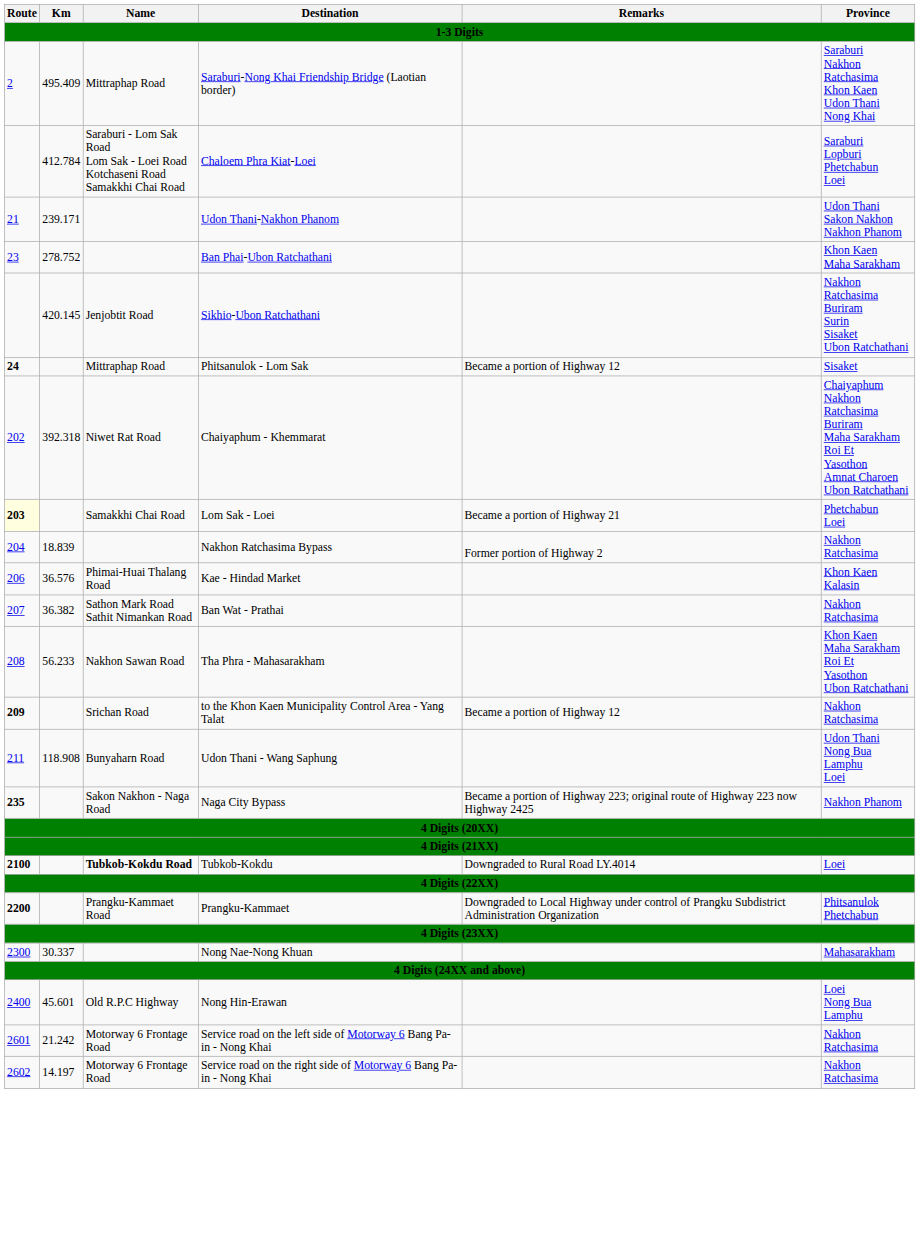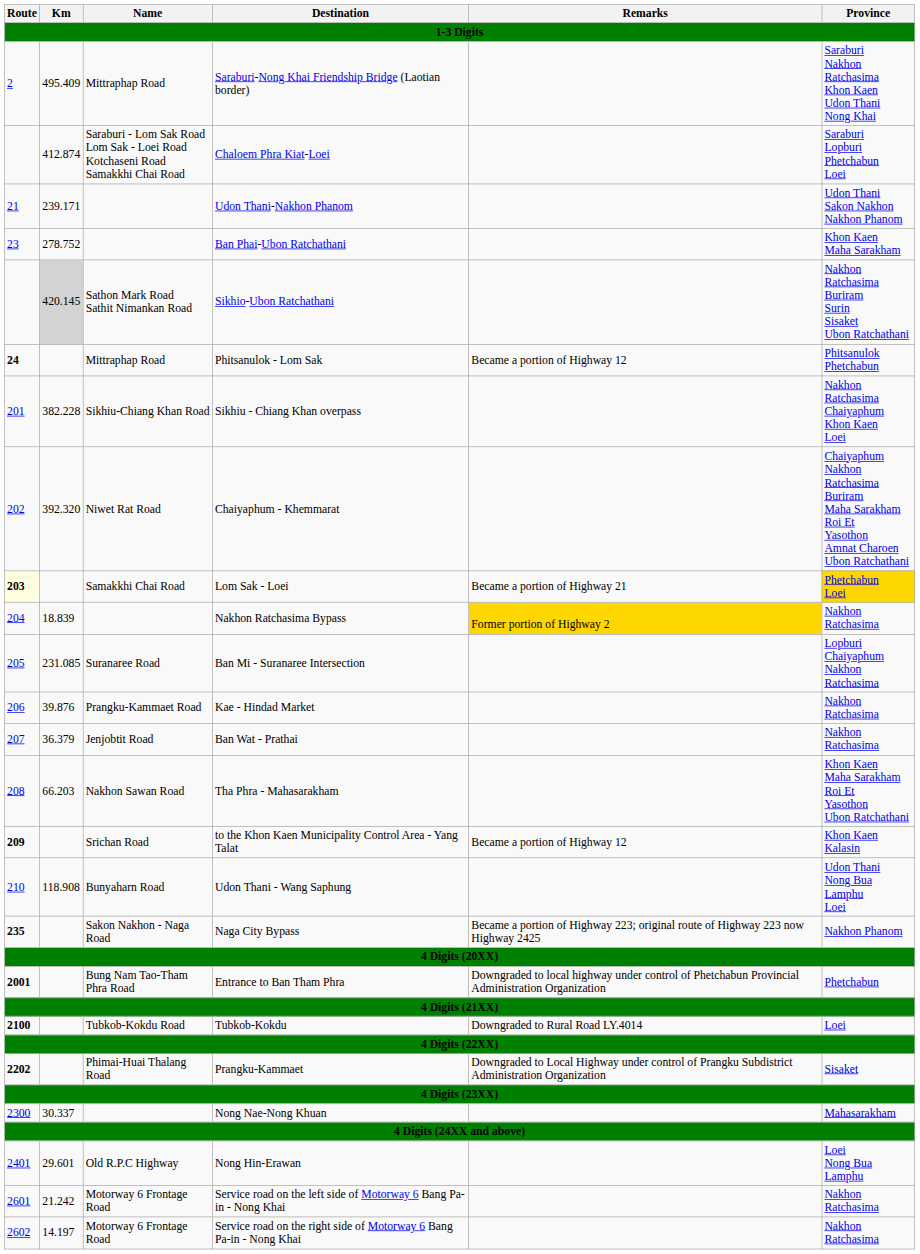(61, 161) 412.784 -> (61, 154) 412.874
(61, 315) no background -> (61, 302) lightgrey background
(120, 315) Jenjobtit Road -> (139, 302) Sathon Mark Road Sathit Nimankan Road
(841, 366) Sisaket -> (852, 360) Phitsanulok Phetchabun
+ row: (288, 411)
(61, 437) 392.318 -> (61, 508) 392.320
(851, 515) no background -> (852, 586) gold background
(534, 553) no background -> (540, 624) gold background
+ row: (290, 663)
(58, 578) 36.576 -> (58, 707) 39.876
(136, 578) Phimai-Huai Thalang Road -> (144, 707) Prangku-Kammaet Road
(851, 578) Khon Kaen Kalasin -> (852, 707) Nakhon Ratchasima
(58, 610) 36.382 -> (58, 739) 36.379
(139, 610) Sathon Mark Road Sathit Nimankan Road -> (120, 739) Jenjobtit Road
(58, 661) 56.233 -> (58, 790) 66.203
(851, 713) Nakhon Ratchasima -> (851, 842) Khon Kaen Kalasin
(16, 758) 211 -> (16, 887) 210
+ row: (280, 982)
(139, 865) bold -> (135, 1025) normal
(19, 908) 2200 -> (19, 1069) 2202
(130, 908) Prangku-Kammaet Road -> (136, 1069) Phimai-Huai Thalang Road
(851, 908) Phitsanulok Phetchabun -> (841, 1069) Sisaket
(19, 1002) 2400 -> (19, 1163) 2401
(58, 1002) 45.601 -> (58, 1163) 29.601
